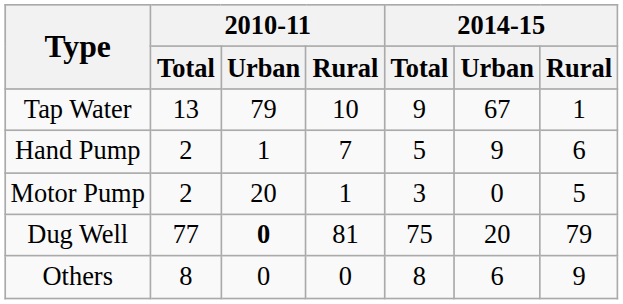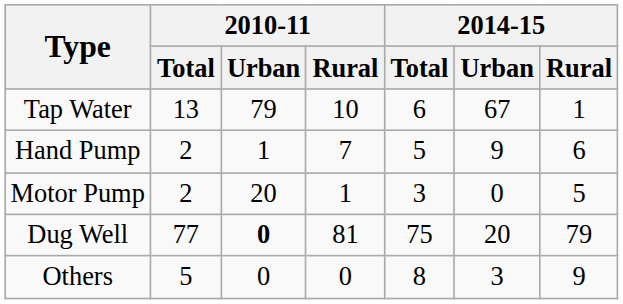(419, 109) 9 -> (419, 109) 6
(186, 276) 8 -> (186, 276) 5
(497, 276) 6 -> (497, 276) 3
